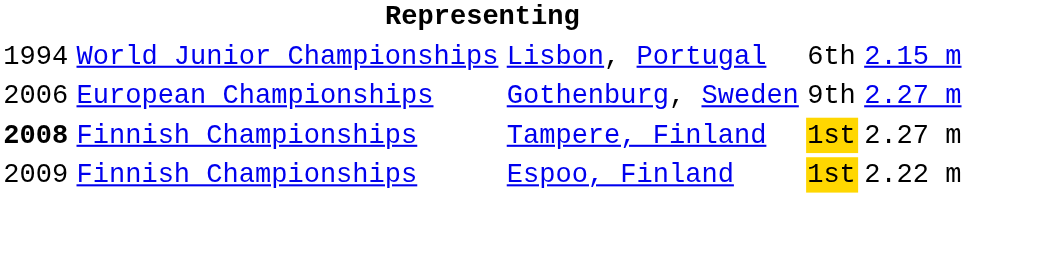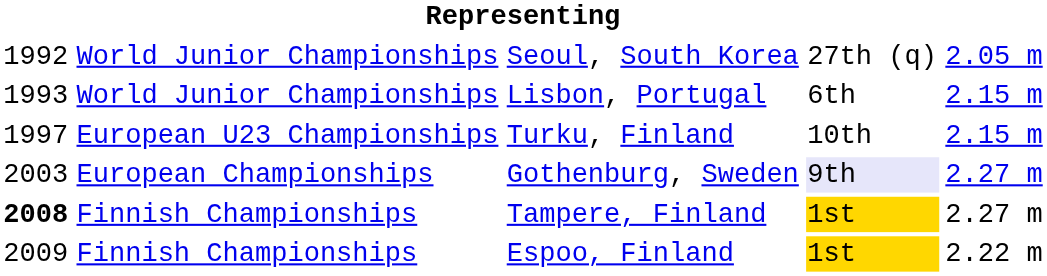+ row: (653, 56)
(36, 56) 1994 -> (36, 96) 1993
+ row: (620, 135)
(36, 96) 2006 -> (36, 175) 2003
(832, 96) no background -> (832, 175) lavender background
